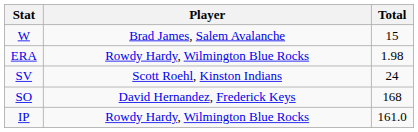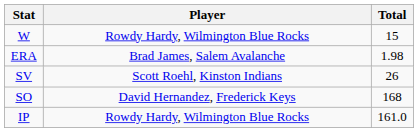(207, 35) Brad James, Salem Avalanche -> (207, 35) Rowdy Hardy, Wilmington Blue Rocks
(207, 55) Rowdy Hardy, Wilmington Blue Rocks -> (207, 55) Brad James, Salem Avalanche
(392, 76) 24 -> (392, 76) 26
